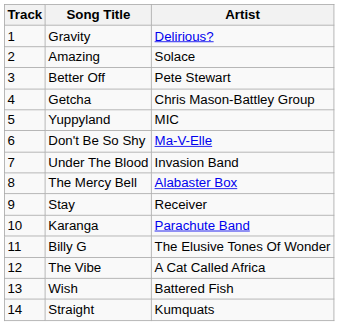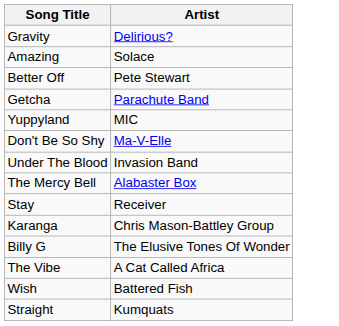- column: (25, 15)
(235, 99) Chris Mason-Battley Group -> (161, 99) Parachute Band
(202, 225) Parachute Band -> (194, 225) Chris Mason-Battley Group
